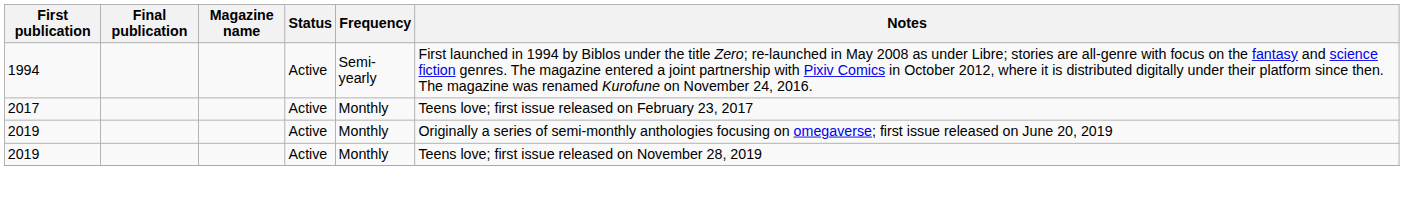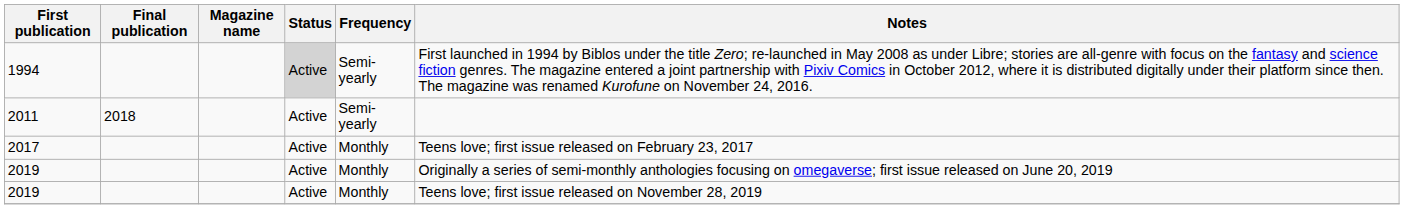(308, 70) no background -> (308, 70) lightgrey background
+ row: (23, 117)
